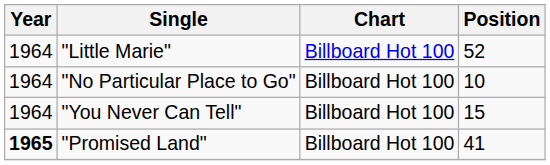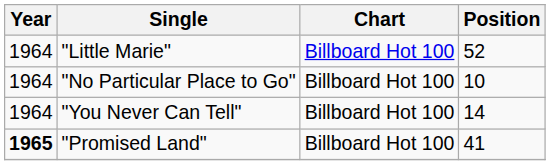(474, 112) 15 -> (474, 112) 14
